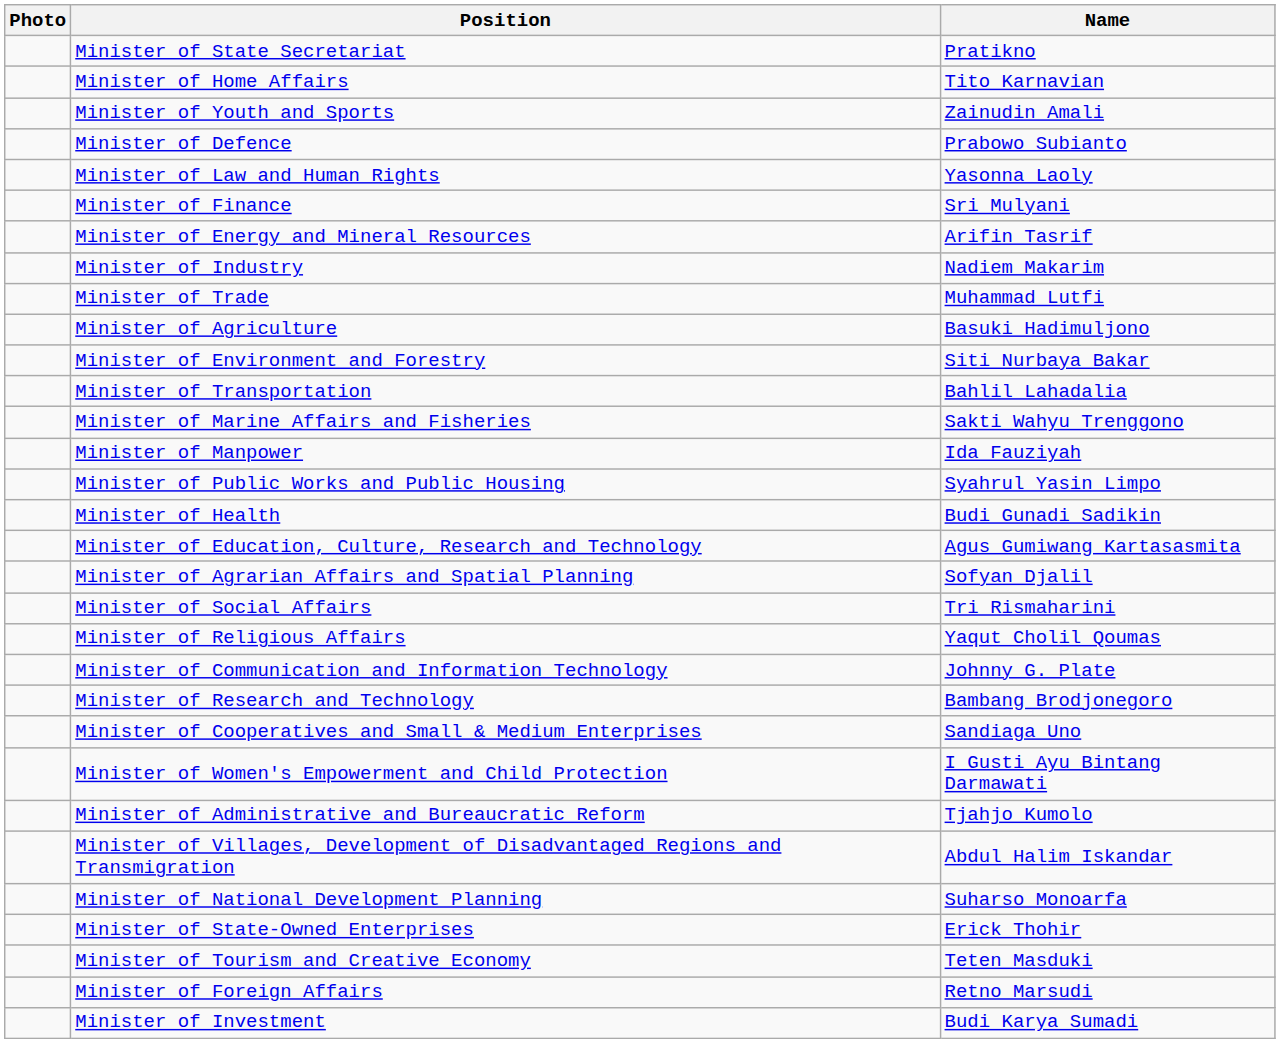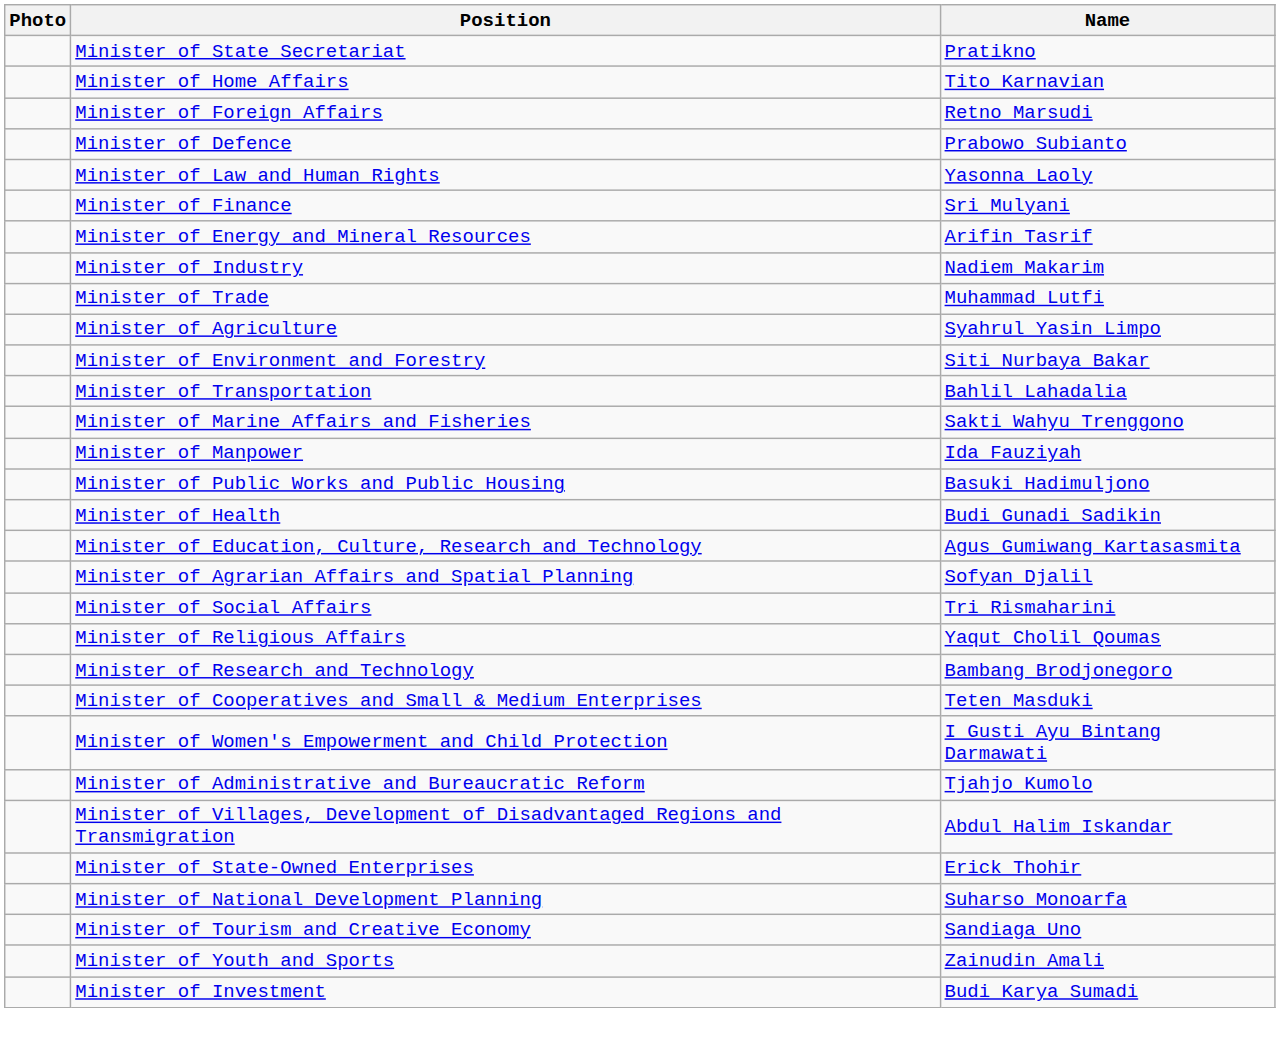rows swapped: (229, 992) <-> (235, 113)
(1047, 330) Basuki Hadimuljono -> (1053, 330) Syahrul Yasin Limpo
(1053, 484) Syahrul Yasin Limpo -> (1047, 484) Basuki Hadimuljono
- row: (371, 670)
(1013, 732) Sandiaga Uno -> (1019, 701) Teten Masduki
rows swapped: (309, 899) <-> (275, 930)
(1019, 961) Teten Masduki -> (1013, 930) Sandiaga Uno
